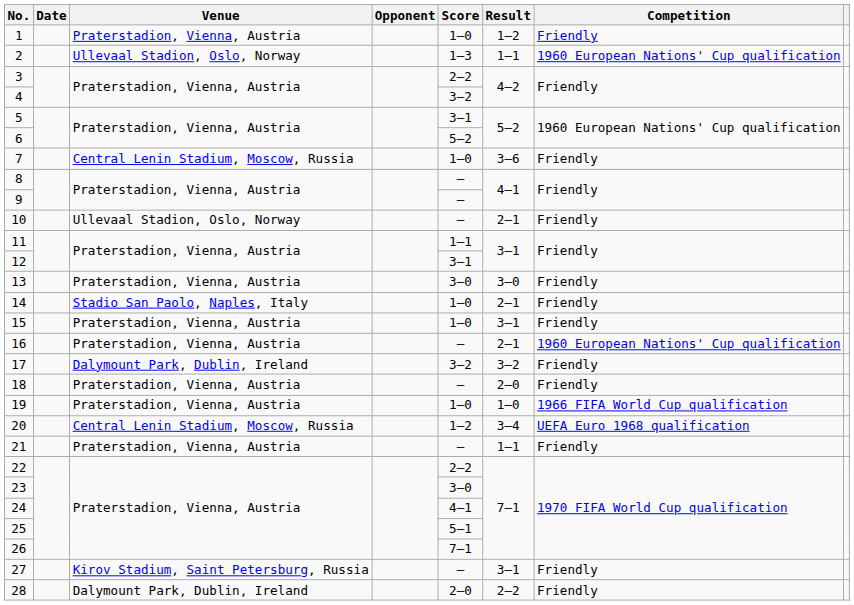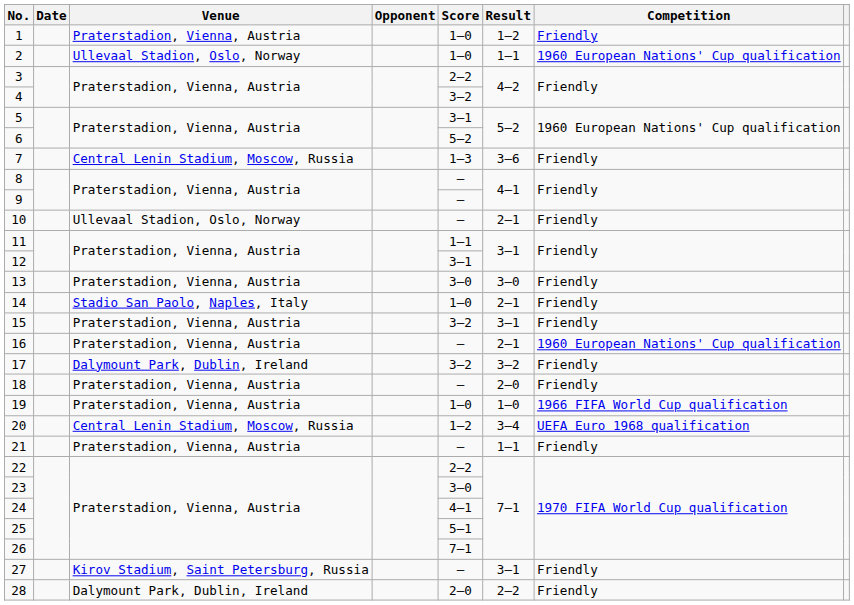(460, 56) 1–3 -> (460, 56) 1–0
(460, 159) 1–0 -> (460, 159) 1–3
(460, 323) 1–0 -> (460, 323) 3–2
